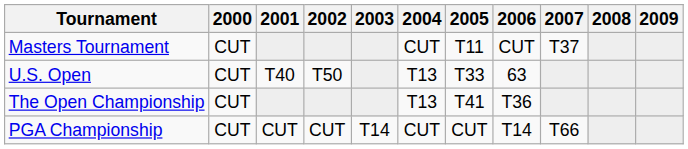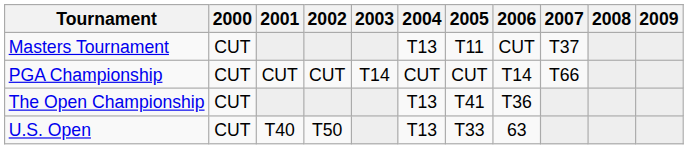(422, 47) CUT -> (422, 47) T13
rows swapped: (50, 75) <-> (86, 130)
